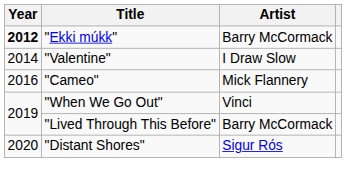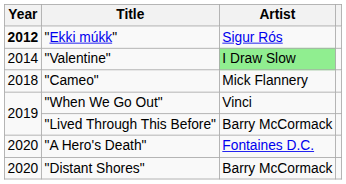(277, 37) Barry McCormack -> (253, 37) Sigur Rós
(259, 59) no background -> (259, 59) lightgreen background
(23, 80) 2016 -> (23, 80) 2018
+ row: (95, 146)
(253, 146) Sigur Rós -> (277, 168) Barry McCormack
